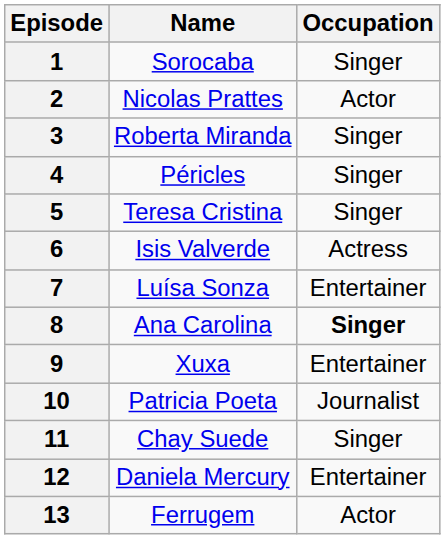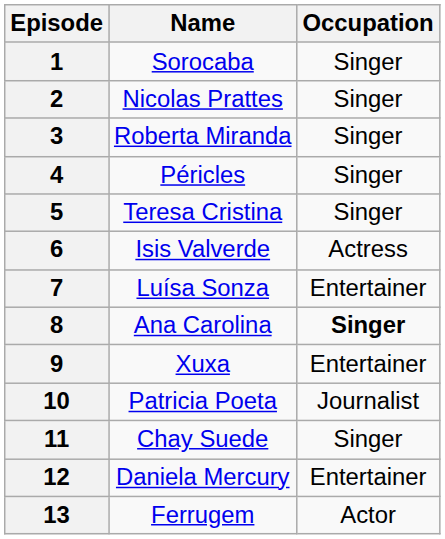(368, 99) Actor -> (368, 99) Singer
